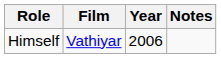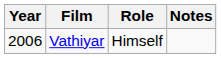columns swapped: (146, 16) <-> (34, 16)
